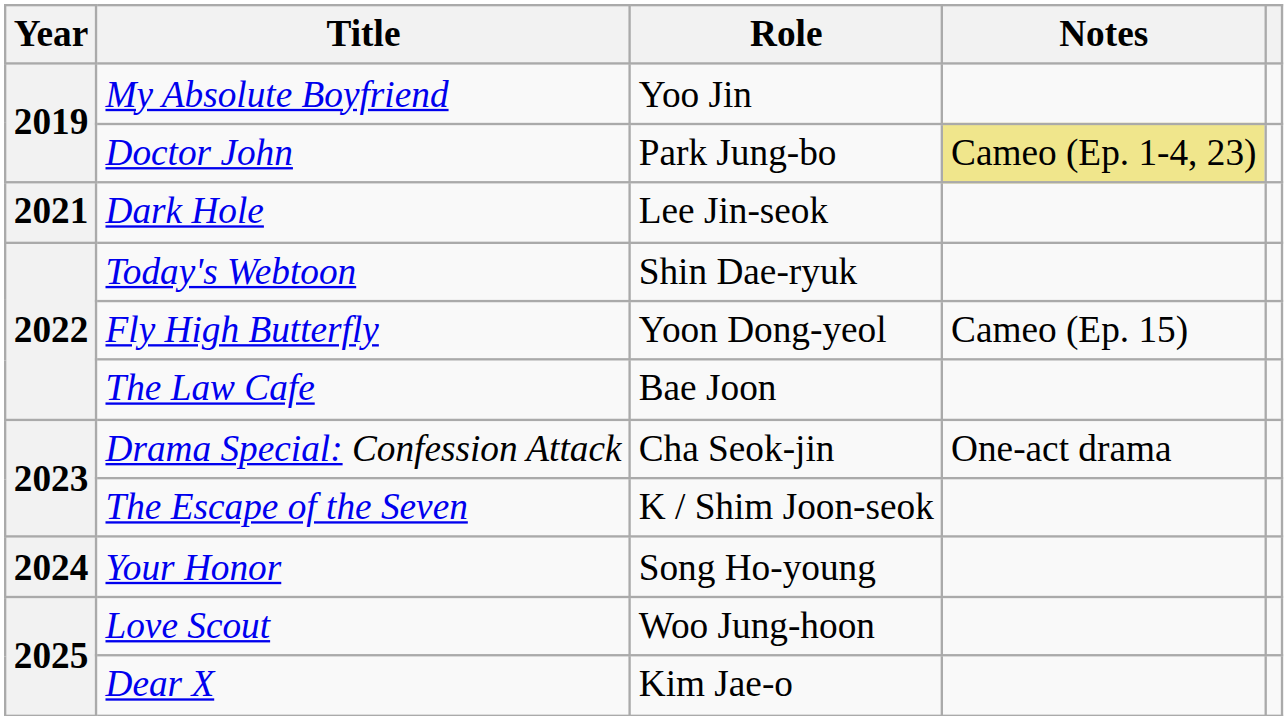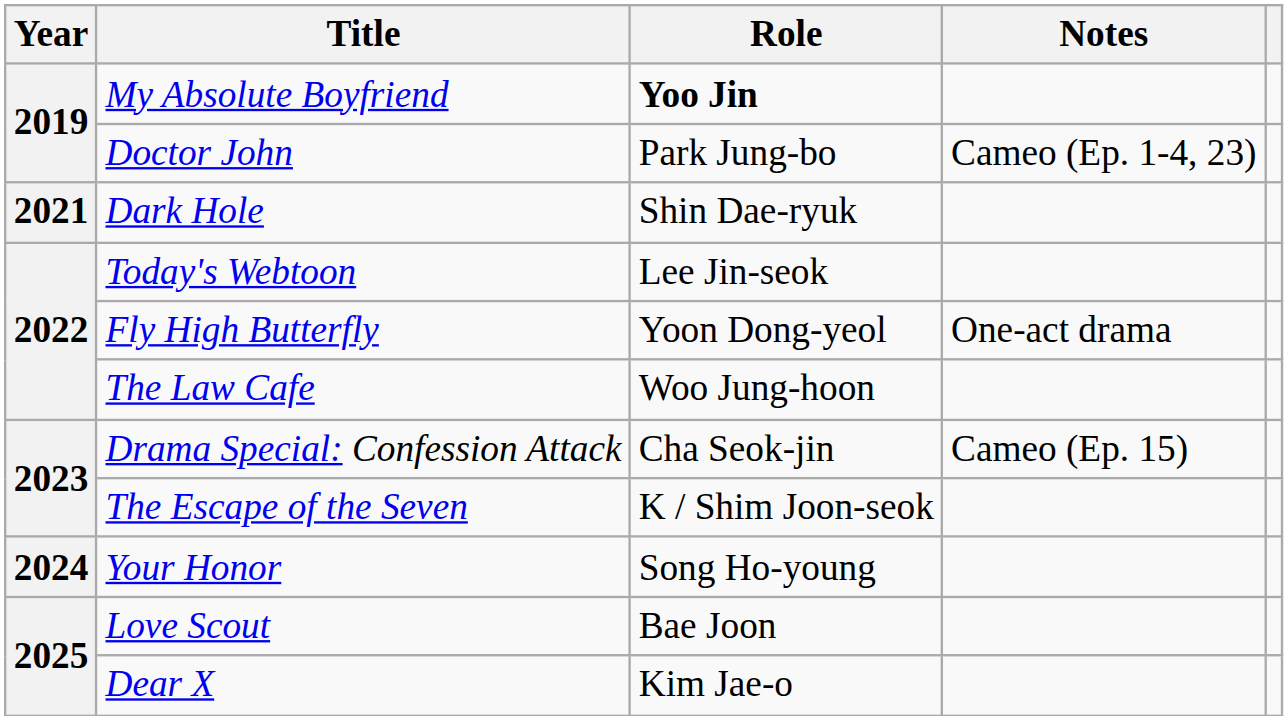(695, 93) normal -> (698, 93) bold
(1104, 152) khaki background -> (1104, 152) no background
(733, 211) Lee Jin-seok -> (748, 211) Shin Dae-ryuk
(748, 270) Shin Dae-ryuk -> (733, 270) Lee Jin-seok
(1070, 329) Cameo (Ep. 15) -> (1061, 329) One-act drama
(708, 388) Bae Joon -> (757, 388) Woo Jung-hoon
(1061, 447) One-act drama -> (1070, 447) Cameo (Ep. 15)
(757, 625) Woo Jung-hoon -> (708, 625) Bae Joon
